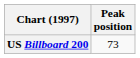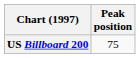(113, 44) 73 -> (113, 44) 75
